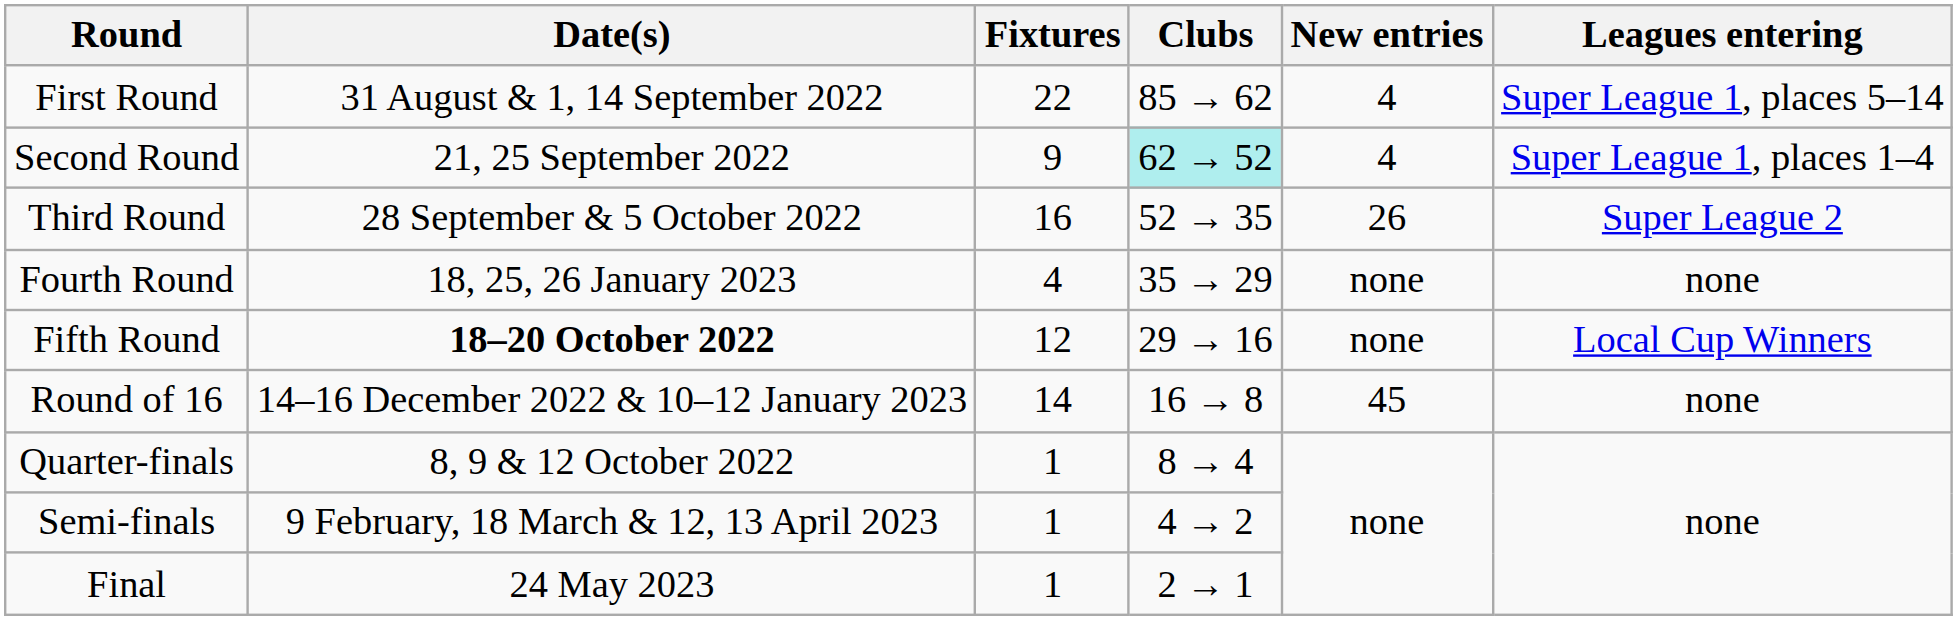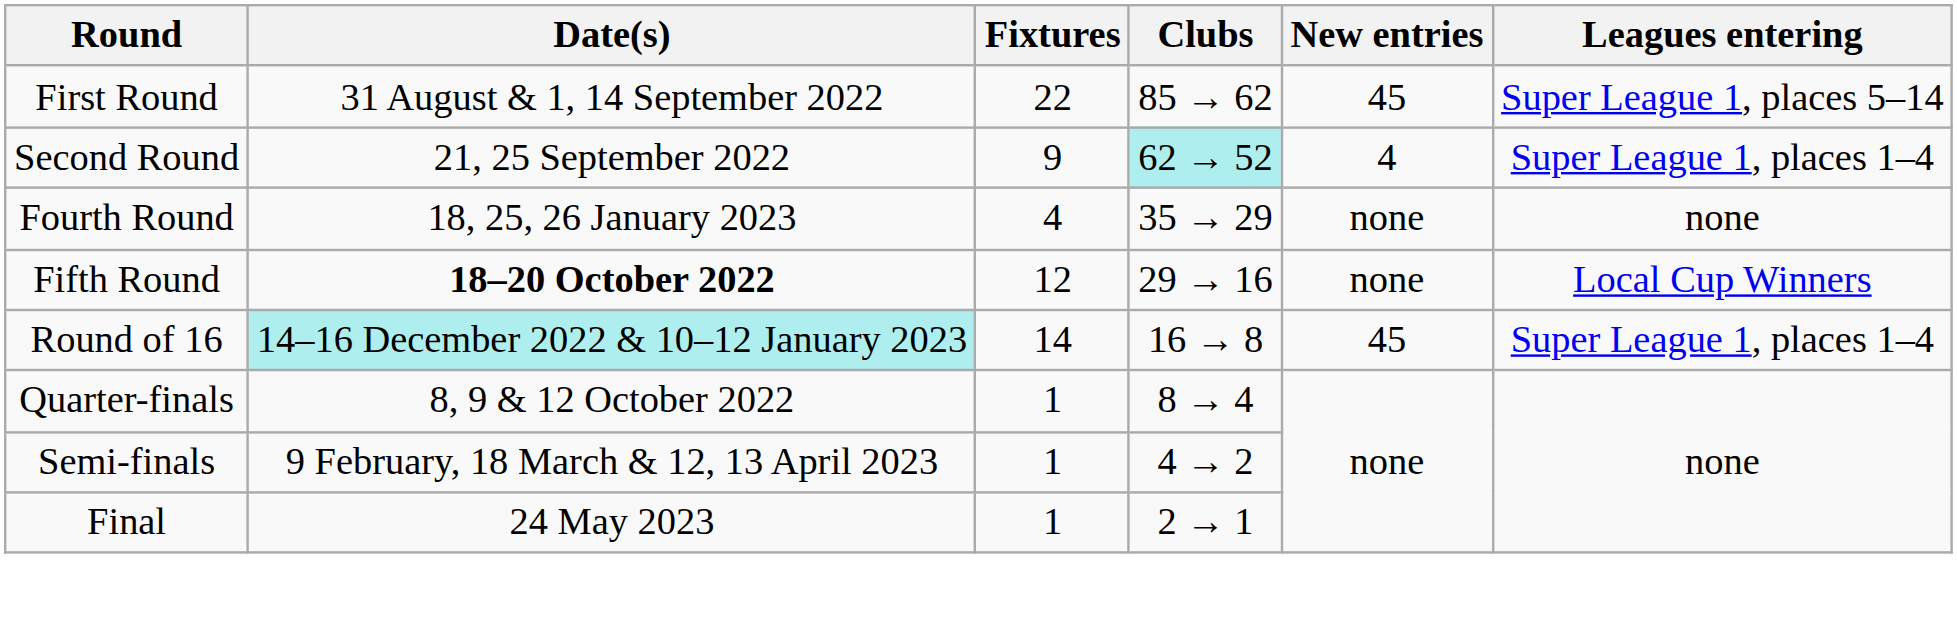(1387, 95) 4 -> (1387, 95) 45
- row: (127, 217)
(612, 400) no background -> (612, 339) paleturquoise background
(1722, 400) none -> (1722, 339) Super League 1, places 1–4
